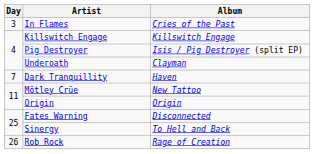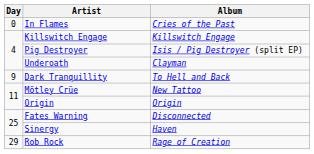(14, 24) 3 -> (14, 24) 0
(14, 77) 7 -> (14, 77) 9
(165, 77) Haven -> (191, 77) To Hell and Back
(191, 129) To Hell and Back -> (165, 129) Haven
(14, 142) 26 -> (14, 142) 29
